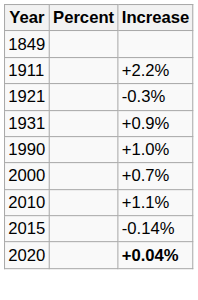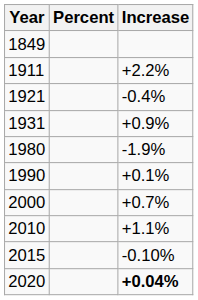(143, 96) -0.3% -> (143, 96) -0.4%
+ row: (27, 149)
(146, 149) +1.0% -> (146, 176) +0.1%
(148, 228) -0.14% -> (148, 255) -0.10%
